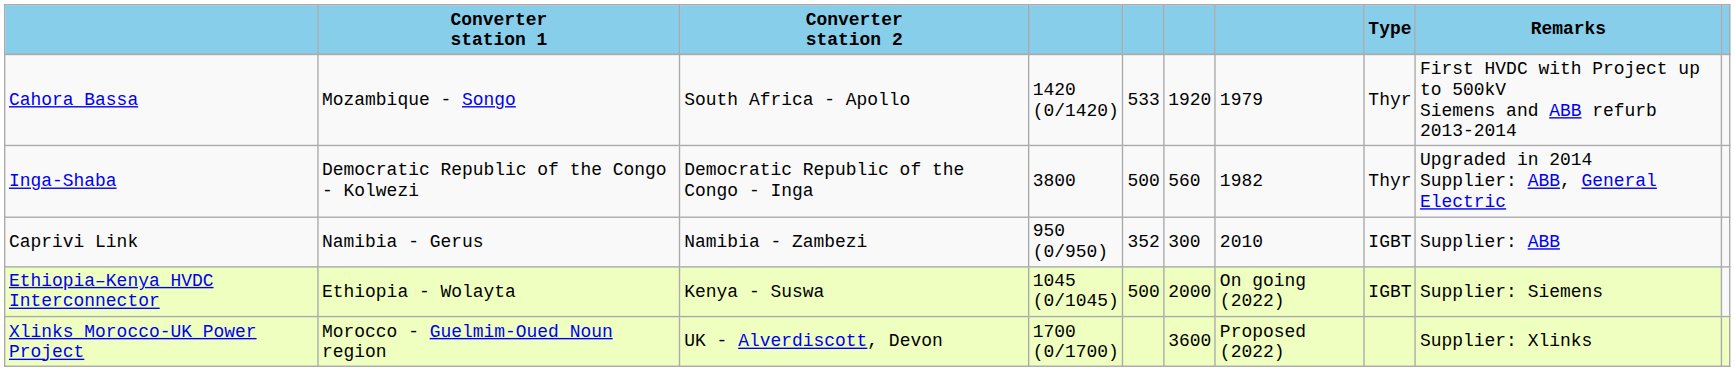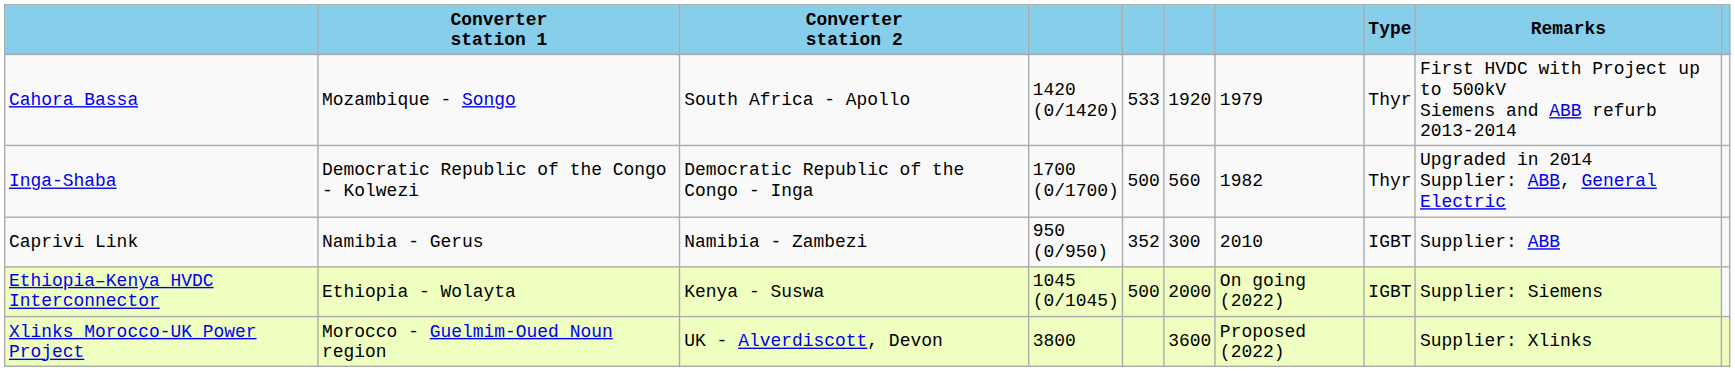(1054, 181) 3800 -> (1076, 181) 1700 (0/1700)
(1076, 341) 1700 (0/1700) -> (1054, 341) 3800
